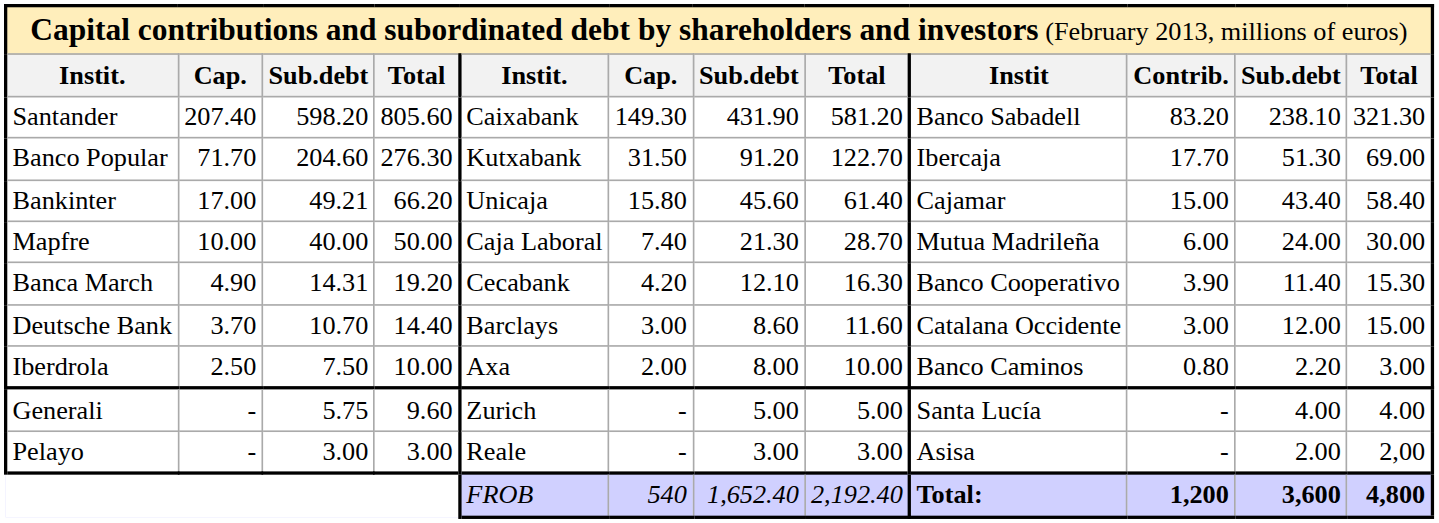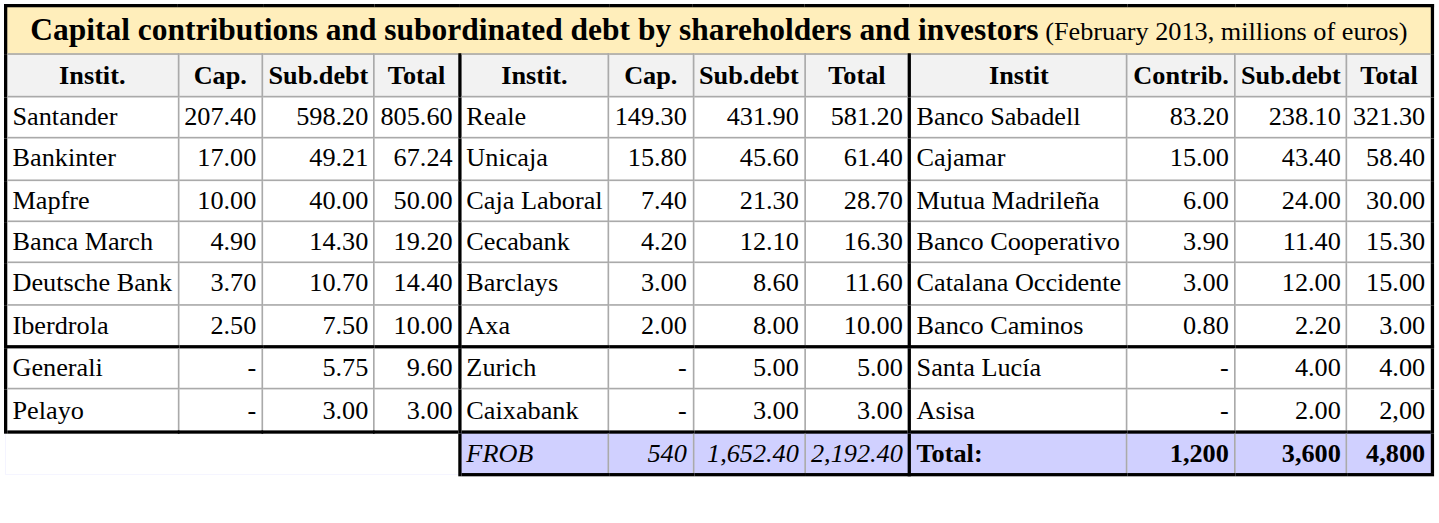(522, 116) Caixabank -> (496, 116) Reale
- row: (90, 158)
(423, 199) 66.20 -> (423, 158) 67.24
(339, 283) 14.31 -> (339, 241) 14.30
(496, 451) Reale -> (522, 409) Caixabank
